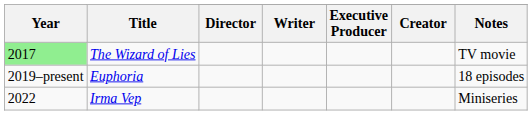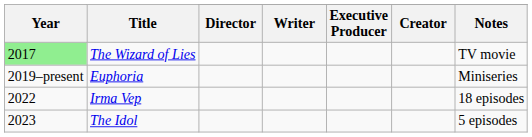(491, 76) 18 episodes -> (488, 76) Miniseries
(488, 98) Miniseries -> (491, 98) 18 episodes
+ row: (114, 120)
